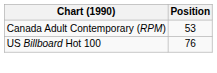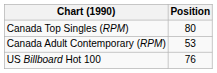+ row: (68, 28)
